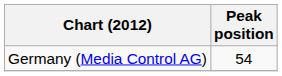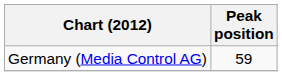(244, 58) 54 -> (244, 58) 59
